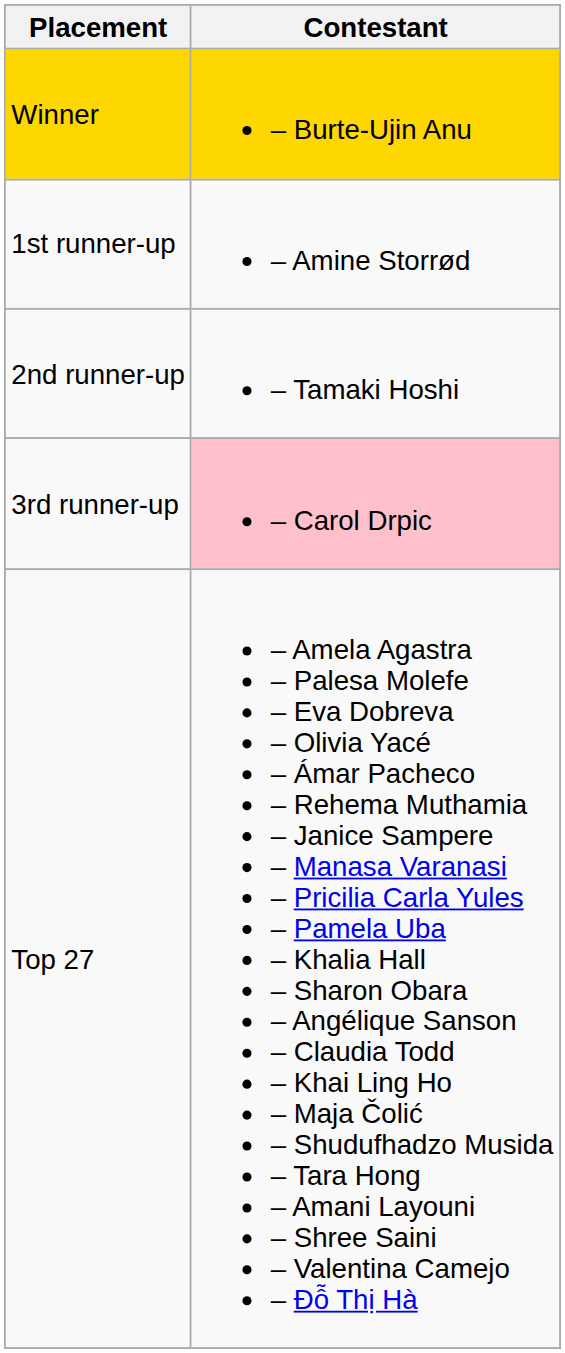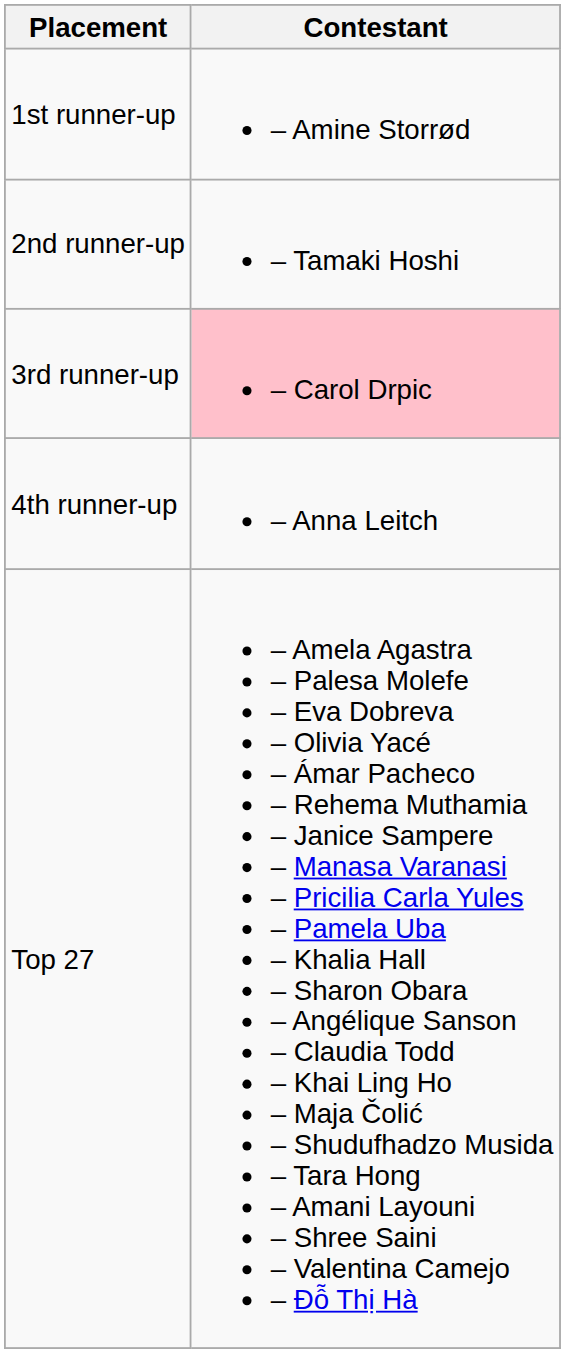- row: (55, 114)
+ row: (94, 504)
